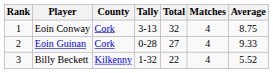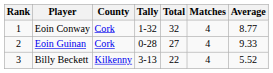(148, 28) 3-13 -> (148, 28) 1-32
(248, 28) 8.75 -> (248, 28) 8.77
(148, 60) 1-32 -> (148, 60) 3-13
